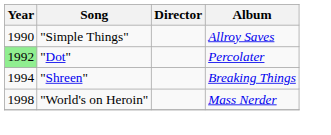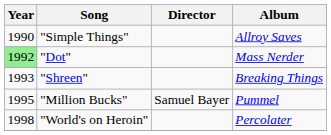(236, 57) Percolater -> (270, 57) Mass Nerder
(21, 78) 1994 -> (21, 78) 1993
+ row: (84, 99)
(242, 99) Mass Nerder -> (263, 120) Percolater
